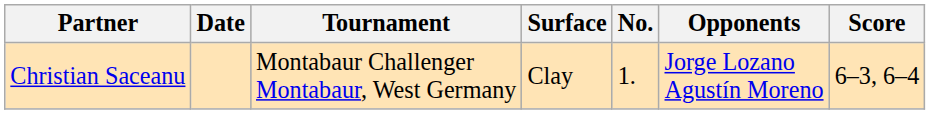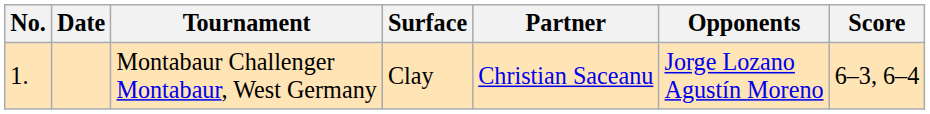columns swapped: (636, 23) <-> (98, 23)
